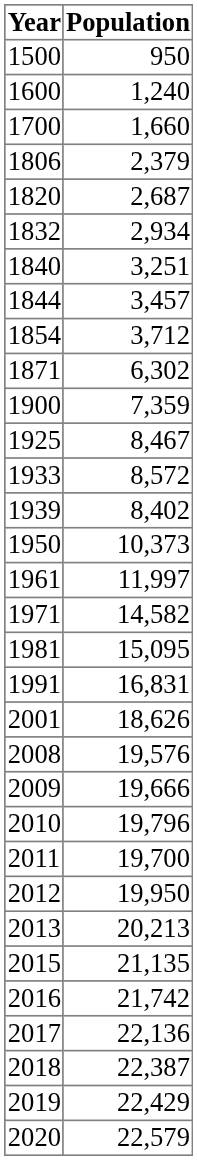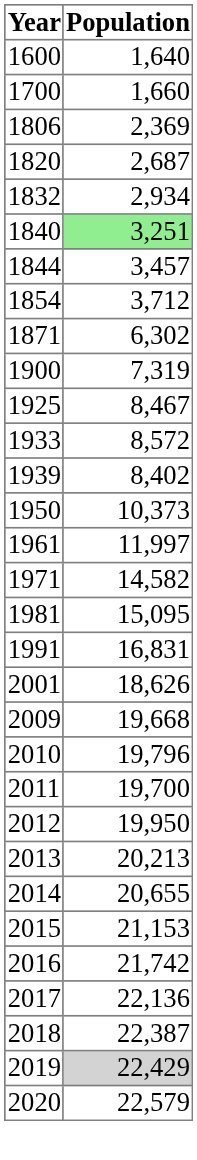- row: (34, 56)
(160, 91) 1,240 -> (160, 56) 1,640
(160, 161) 2,379 -> (160, 126) 2,369
(160, 265) no background -> (160, 231) lightgreen background
(160, 405) 7,359 -> (160, 370) 7,319
- row: (34, 753)
(153, 788) 19,666 -> (153, 719) 19,668
+ row: (34, 893)
(153, 963) 21,135 -> (153, 928) 21,153
(153, 1102) no background -> (153, 1067) lightgrey background
